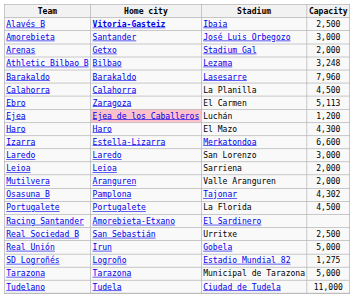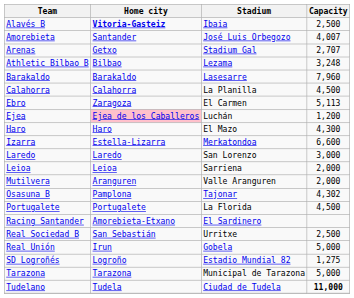(328, 37) 3,000 -> (328, 37) 4,007
(328, 50) 2,000 -> (328, 50) 2,707
(328, 287) normal -> (328, 287) bold
